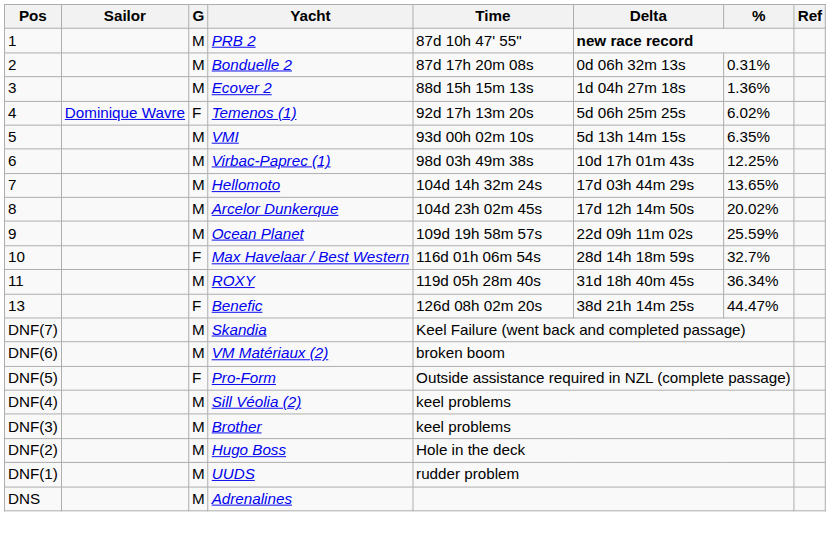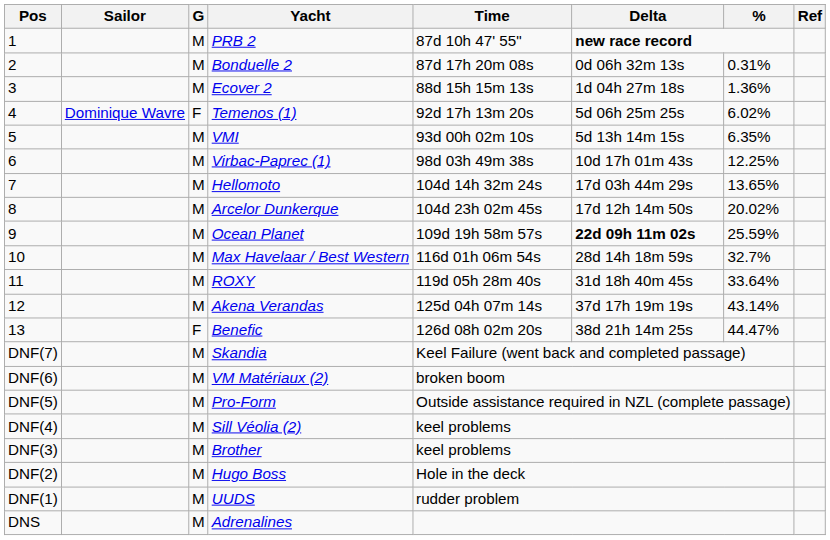(635, 233) normal -> (635, 233) bold
(197, 257) F -> (198, 257) M
(753, 281) 36.34% -> (753, 281) 33.64%
+ row: (268, 305)
(197, 378) F -> (198, 402) M
